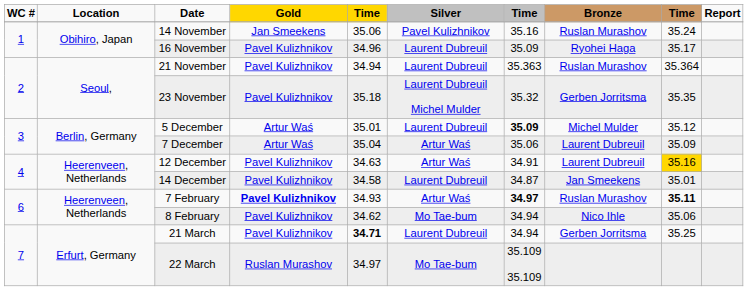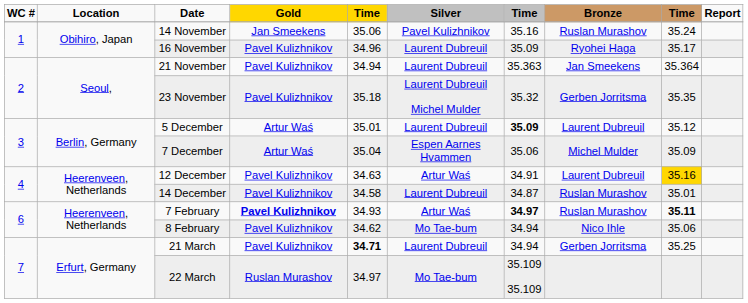(603, 66) Ruslan Murashov -> (603, 66) Jan Smeekens
(603, 127) Michel Mulder -> (603, 127) Laurent Dubreuil
(446, 145) Artur Waś -> (446, 151) Espen Aarnes Hvammen
(603, 145) Laurent Dubreuil -> (603, 151) Michel Mulder
(603, 180) Jan Smeekens -> (603, 193) Ruslan Murashov
